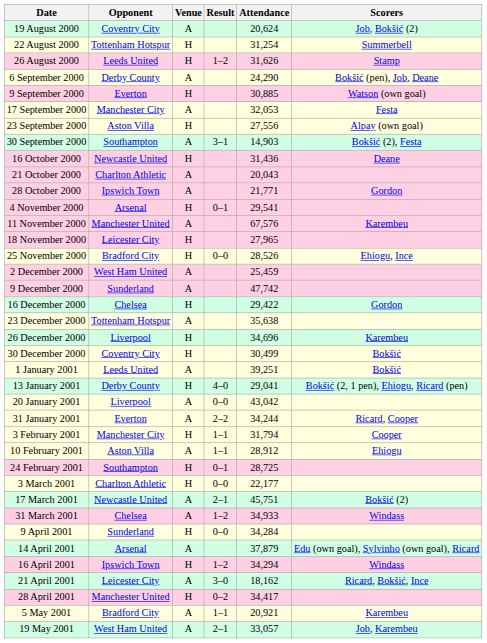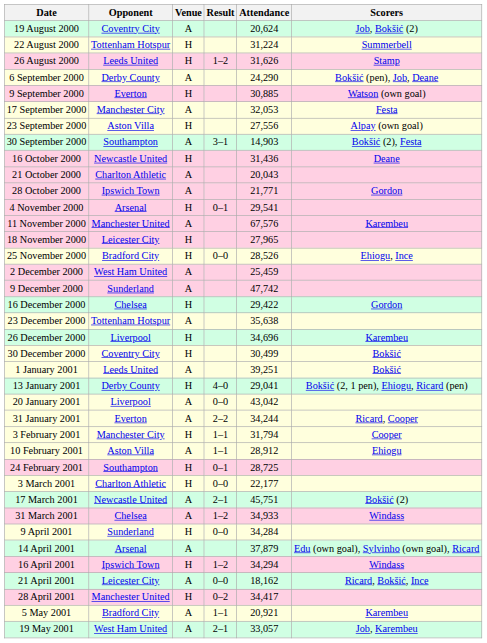(264, 45) 31,254 -> (264, 45) 31,224
(221, 581) 3–0 -> (221, 581) 0–0
